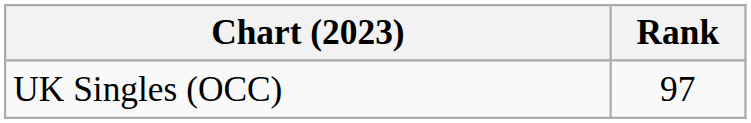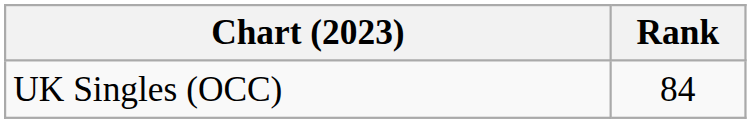(678, 88) 97 -> (678, 88) 84
